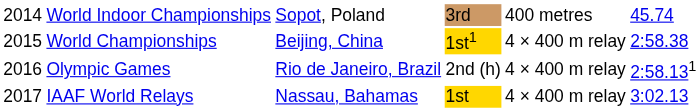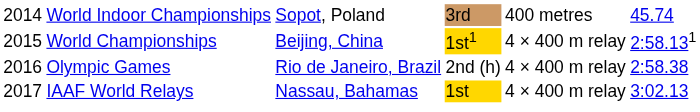(659, 41) 2:58.38 -> (663, 41) 2:58.131
(663, 70) 2:58.131 -> (659, 67) 2:58.38
